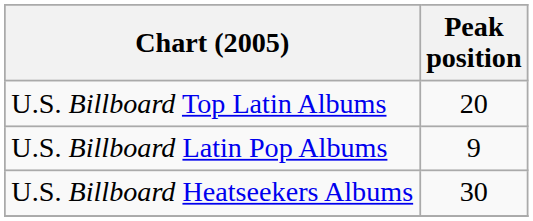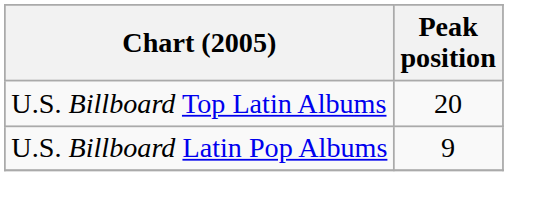- row: (212, 192)
